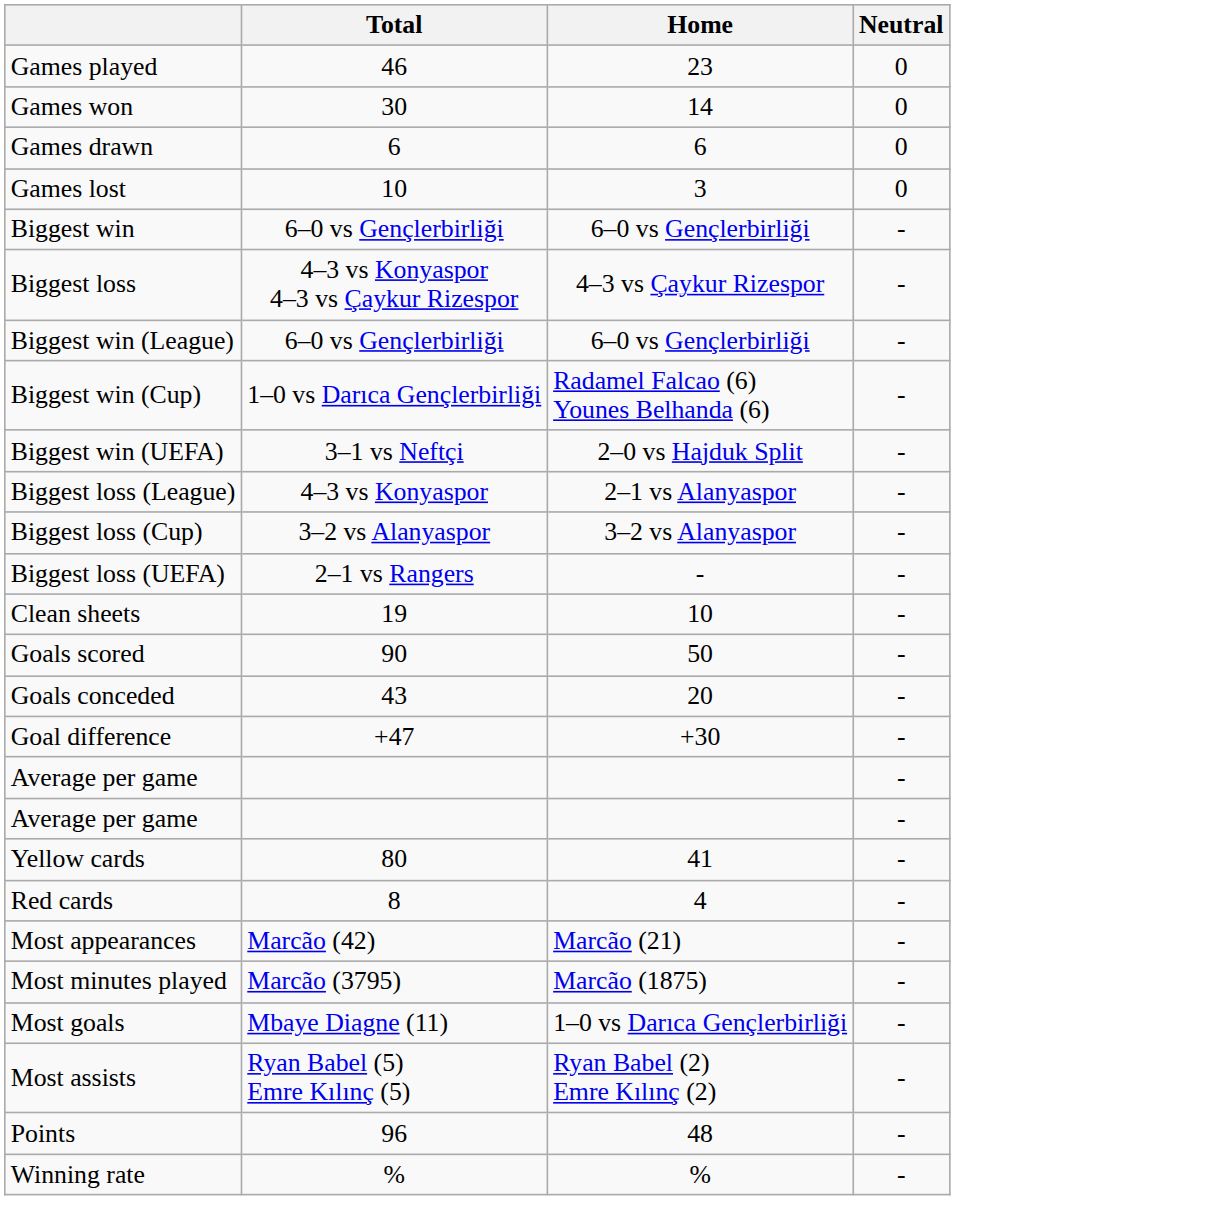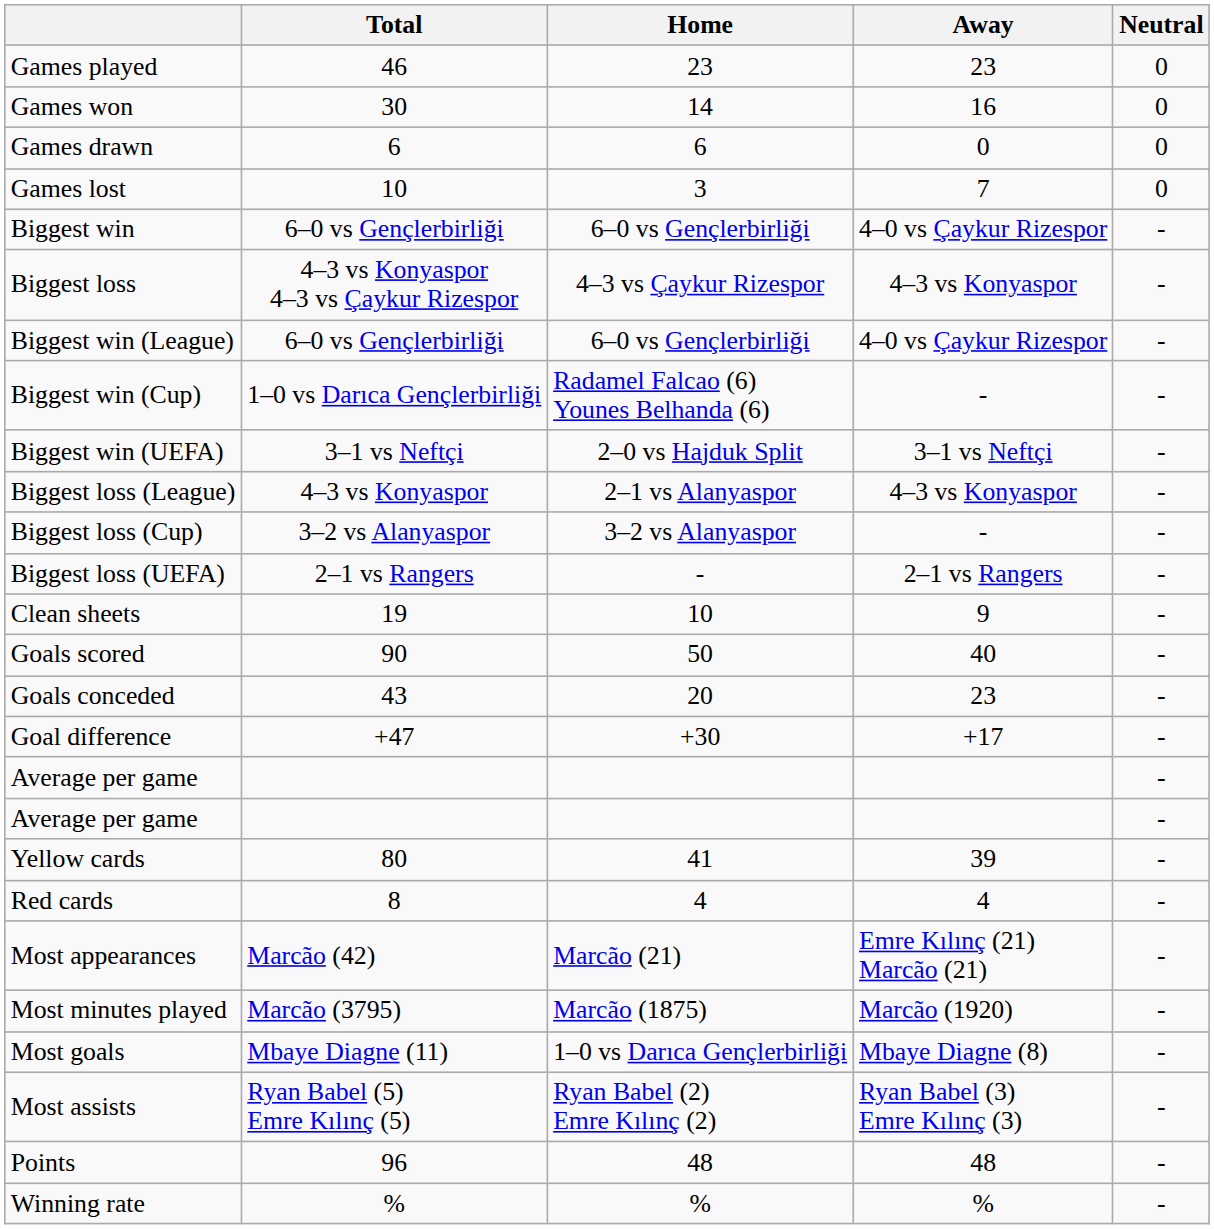+ column: (983, 24)
